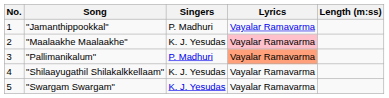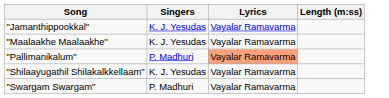- column: (14, 12)
(191, 27) P. Madhuri -> (177, 27) K. J. Yesudas
(273, 42) pink background -> (253, 42) no background
(197, 87) K. J. Yesudas -> (171, 87) P. Madhuri
